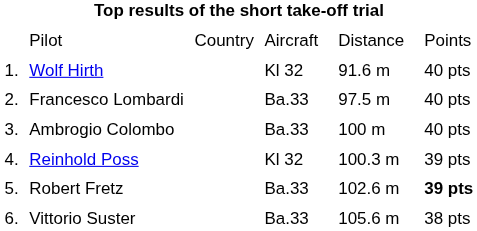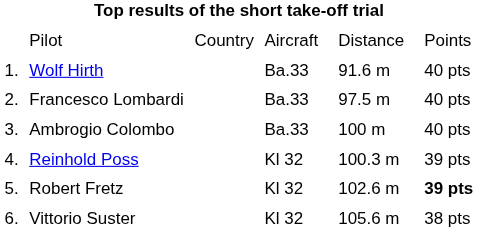(284, 70) Kl 32 -> (287, 70) Ba.33
(287, 189) Ba.33 -> (284, 189) Kl 32
(287, 218) Ba.33 -> (284, 218) Kl 32
